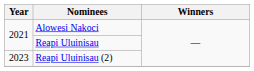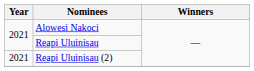(19, 58) 2023 -> (19, 58) 2021
